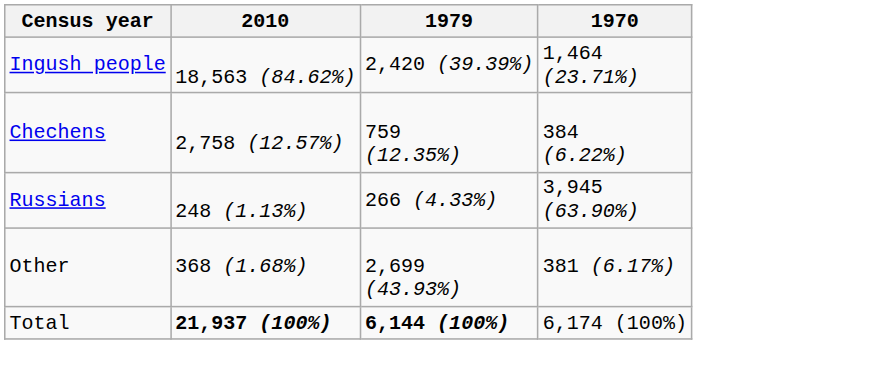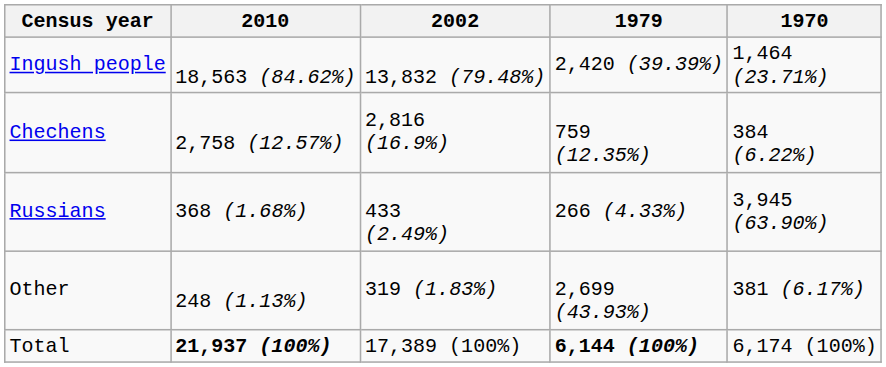+ column: (455, 21)
(241, 211) 248 (1.13%) -> (241, 211) 368 (1.68%)
(241, 267) 368 (1.68%) -> (241, 302) 248 (1.13%)
